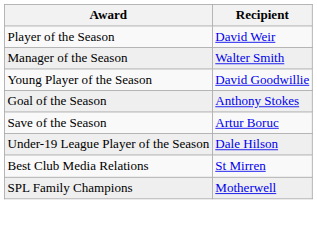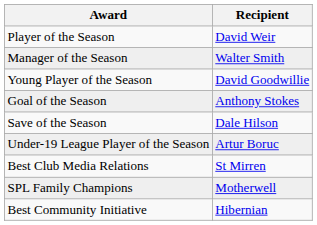(247, 123) Artur Boruc -> (247, 123) Dale Hilson
(247, 144) Dale Hilson -> (247, 144) Artur Boruc
+ row: (77, 209)
